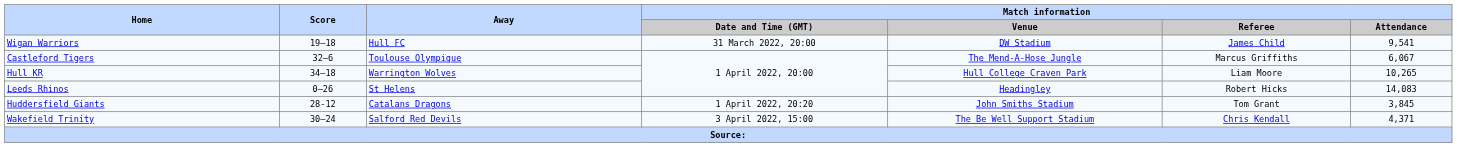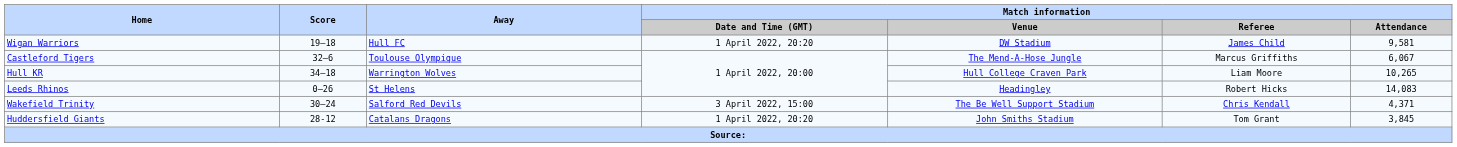(764, 43) 31 March 2022, 20:00 -> (764, 43) 1 April 2022, 20:20
(1401, 43) 9,541 -> (1401, 43) 9,581
rows swapped: (56, 104) <-> (51, 119)
